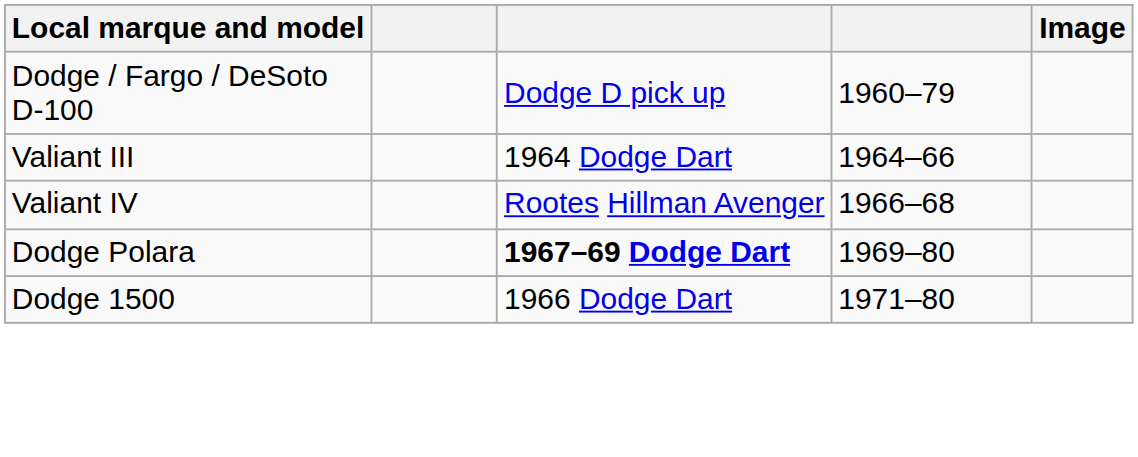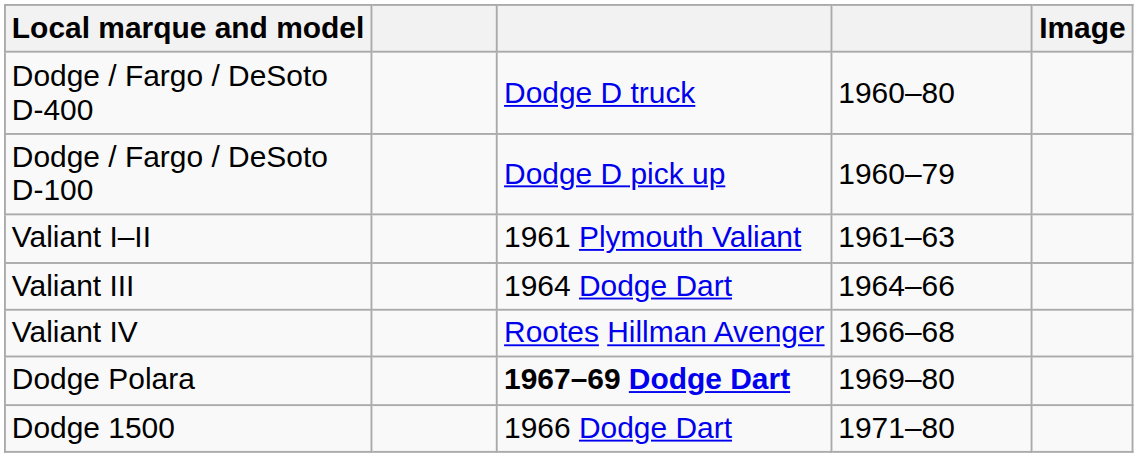+ row: (170, 92)
+ row: (81, 237)
